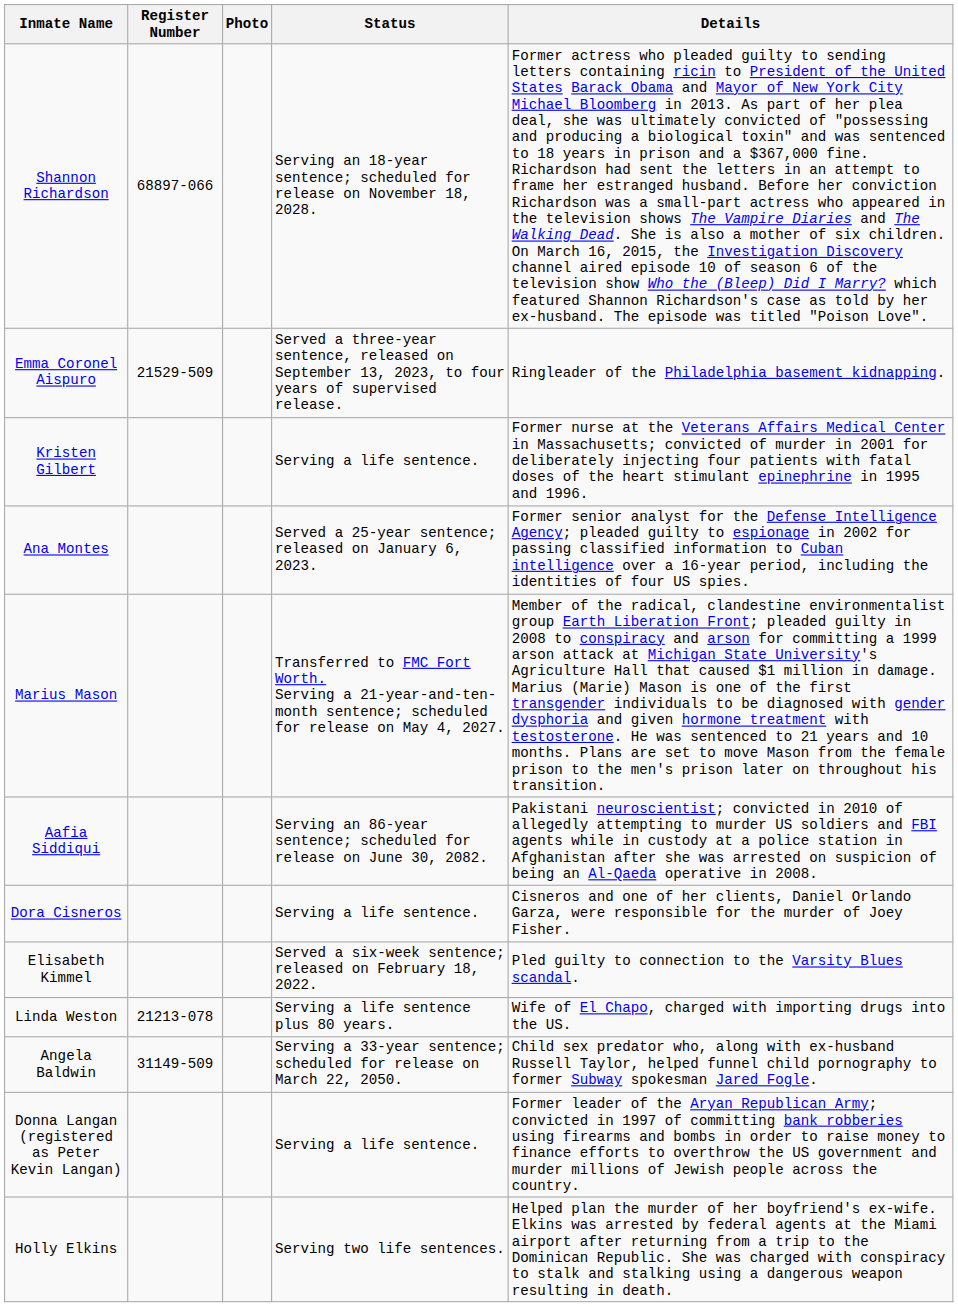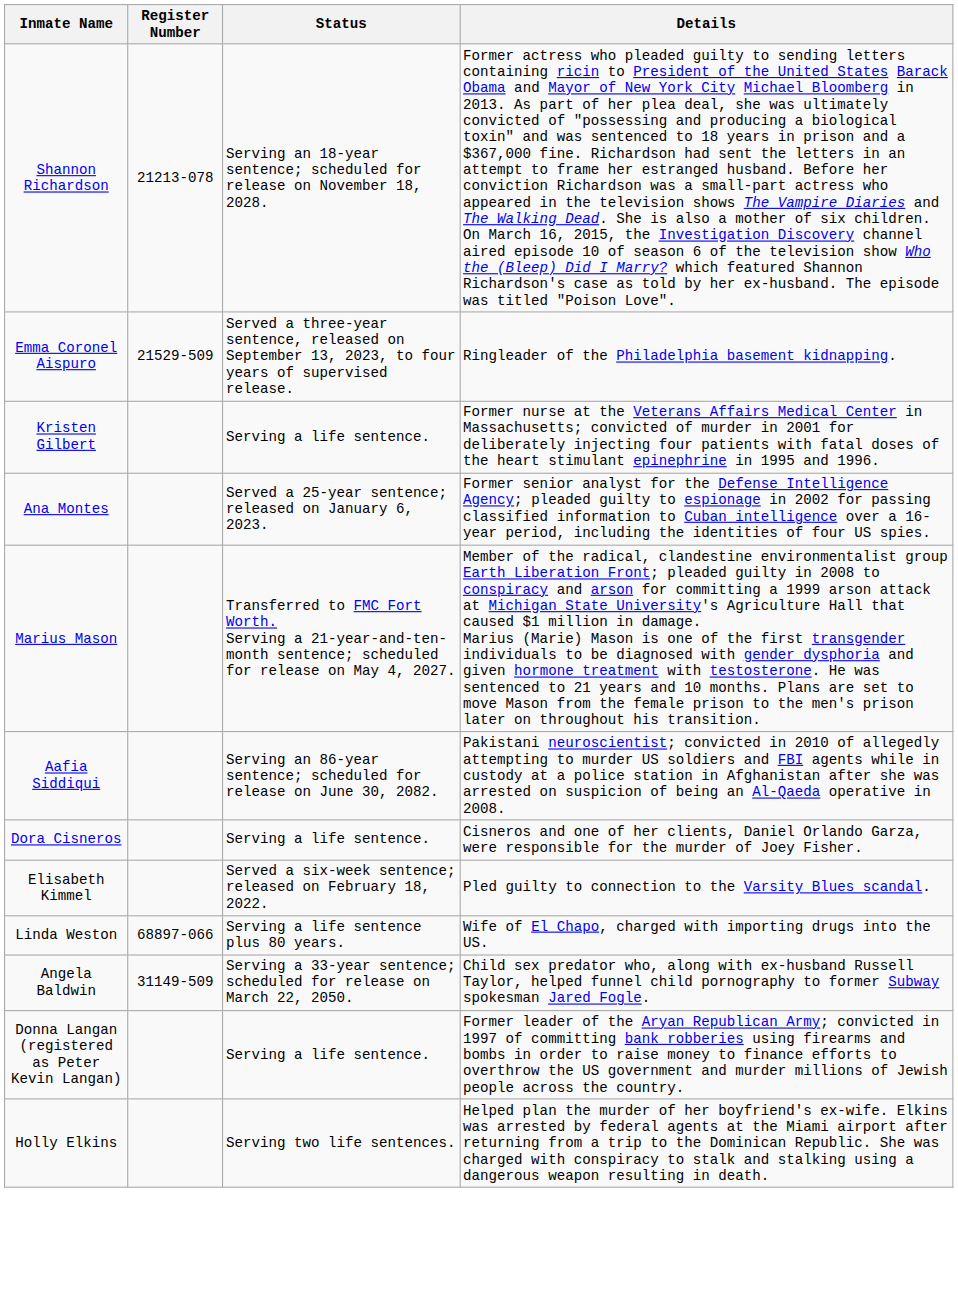- column: (247, 24)
(175, 186) 68897-066 -> (175, 178) 21213-078
(175, 1017) 21213-078 -> (175, 935) 68897-066
